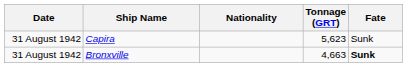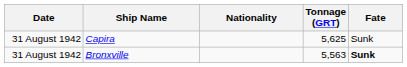(334, 39) 5,623 -> (334, 39) 5,625
(334, 54) 4,663 -> (334, 54) 5,563
